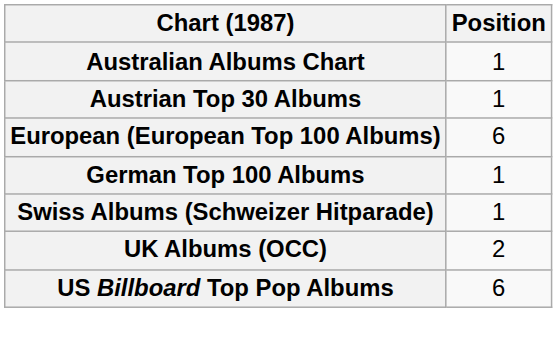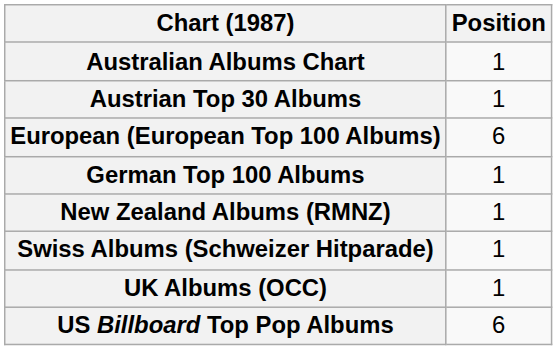+ row: (225, 212)
(499, 250) 2 -> (499, 288) 1
